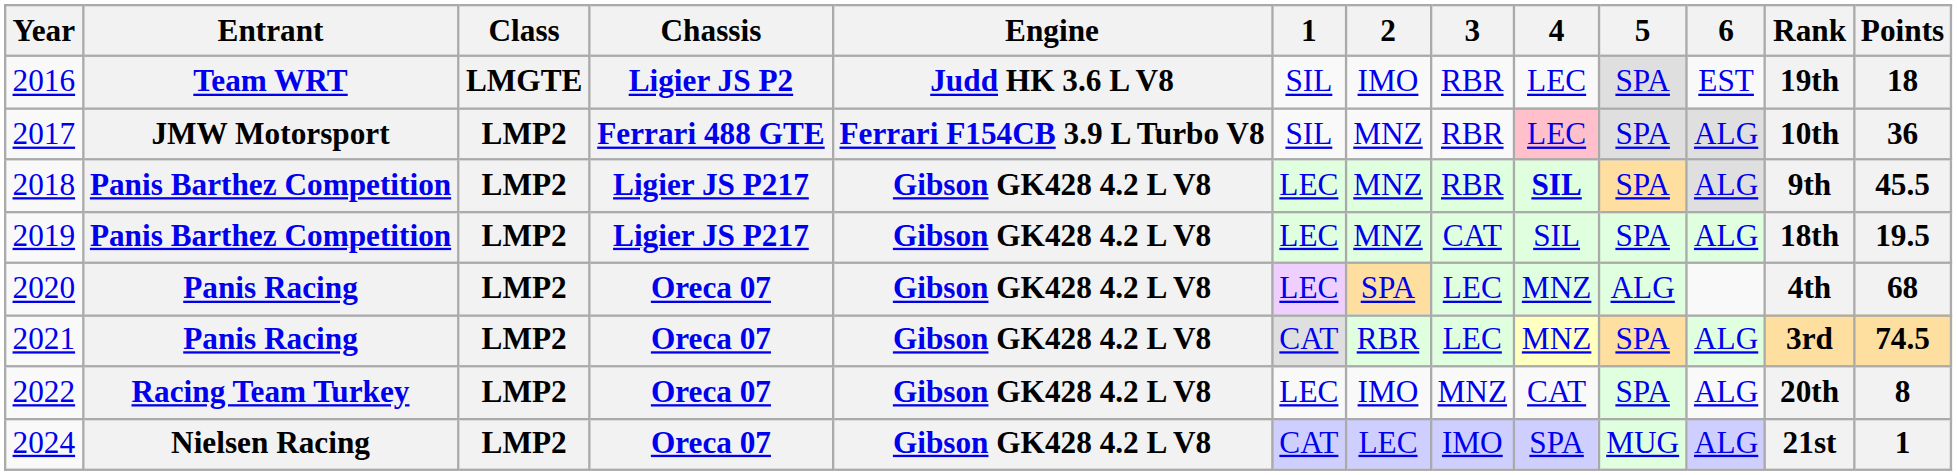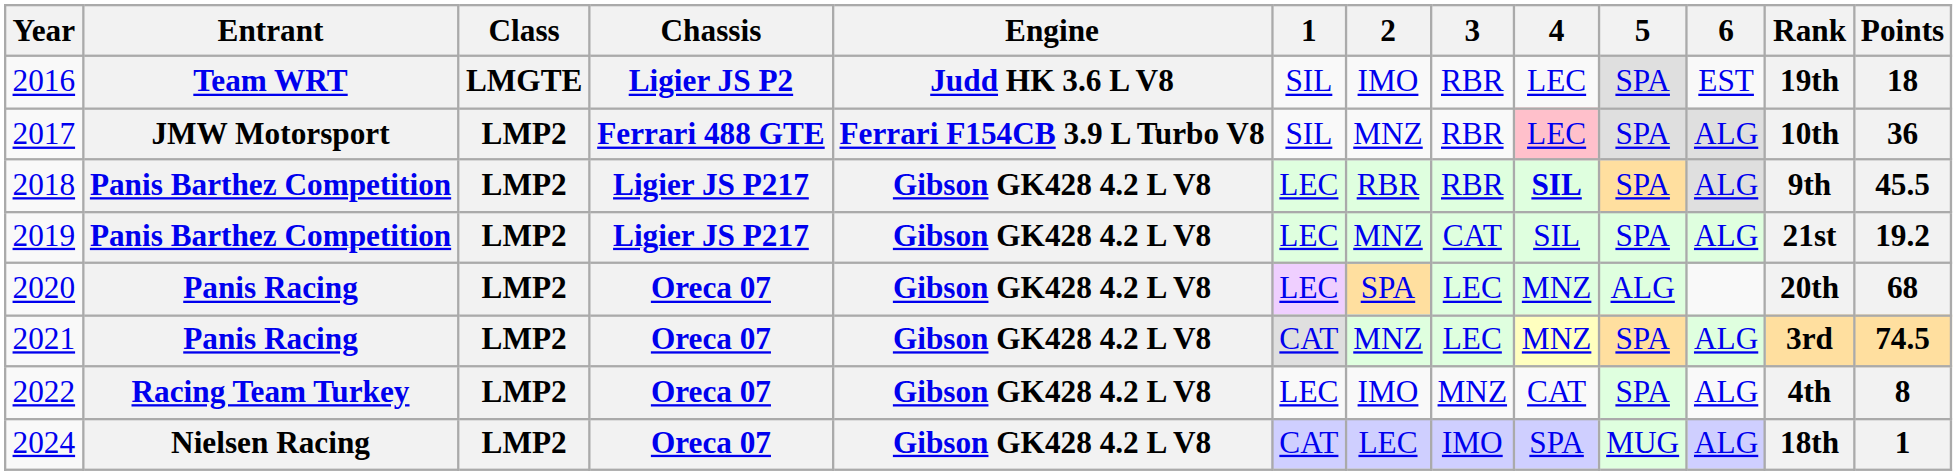(1388, 184) MNZ -> (1388, 184) RBR
(1810, 236) 18th -> (1810, 236) 21st
(1903, 236) 19.5 -> (1903, 236) 19.2
(1810, 287) 4th -> (1810, 287) 20th
(1388, 339) RBR -> (1388, 339) MNZ
(1810, 391) 20th -> (1810, 391) 4th
(1810, 442) 21st -> (1810, 442) 18th
